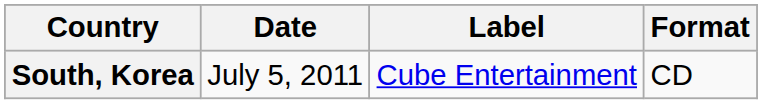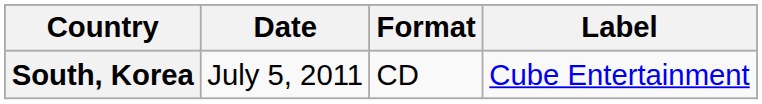columns swapped: (700, 27) <-> (507, 27)
